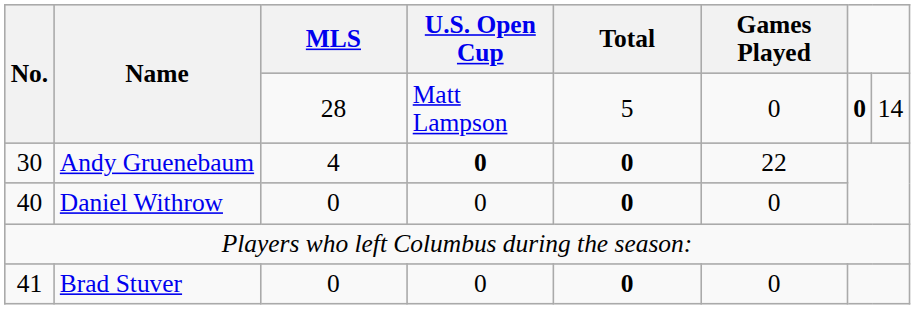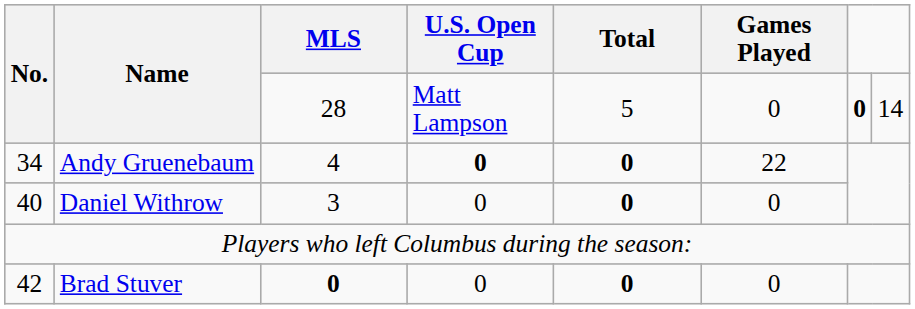(29, 162) 30 -> (29, 162) 34
(333, 202) 0 -> (333, 202) 3
(29, 283) 41 -> (29, 283) 42
(333, 283) normal -> (333, 283) bold
